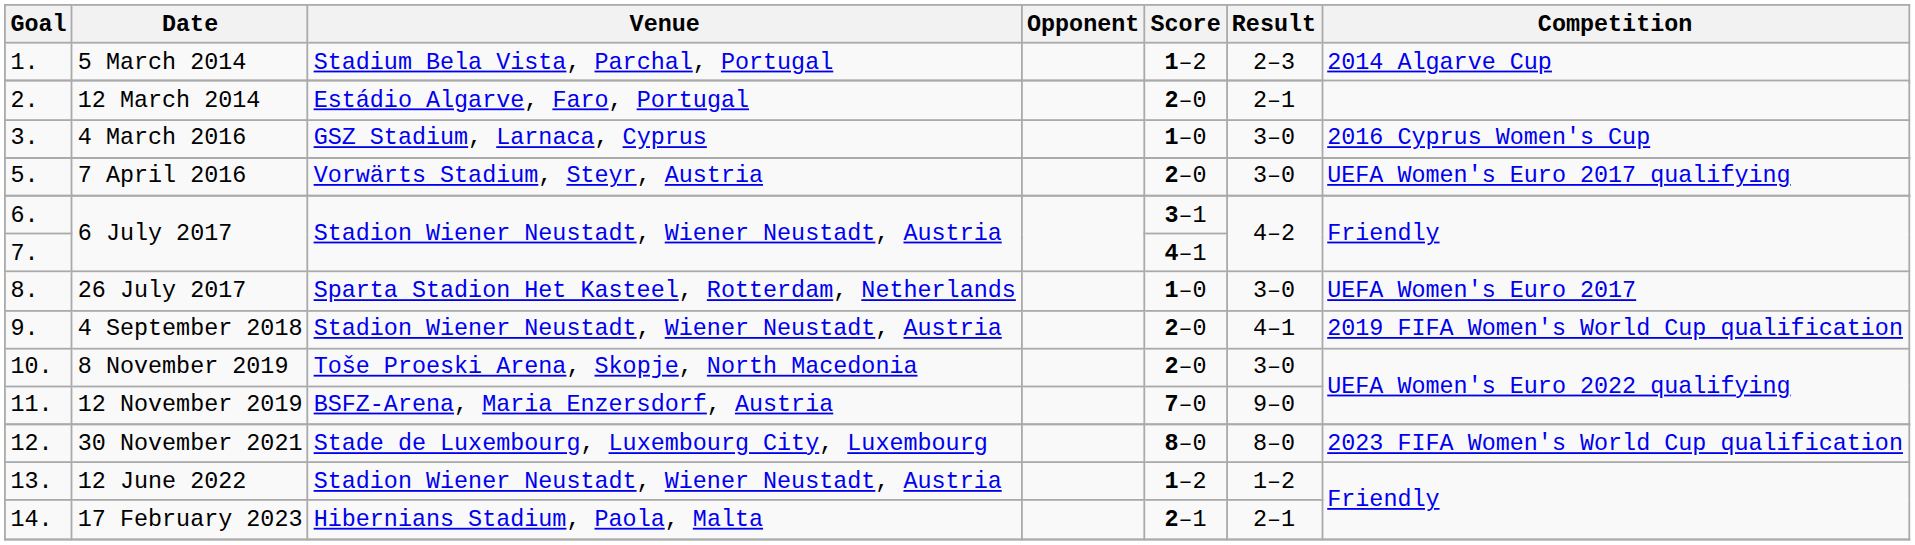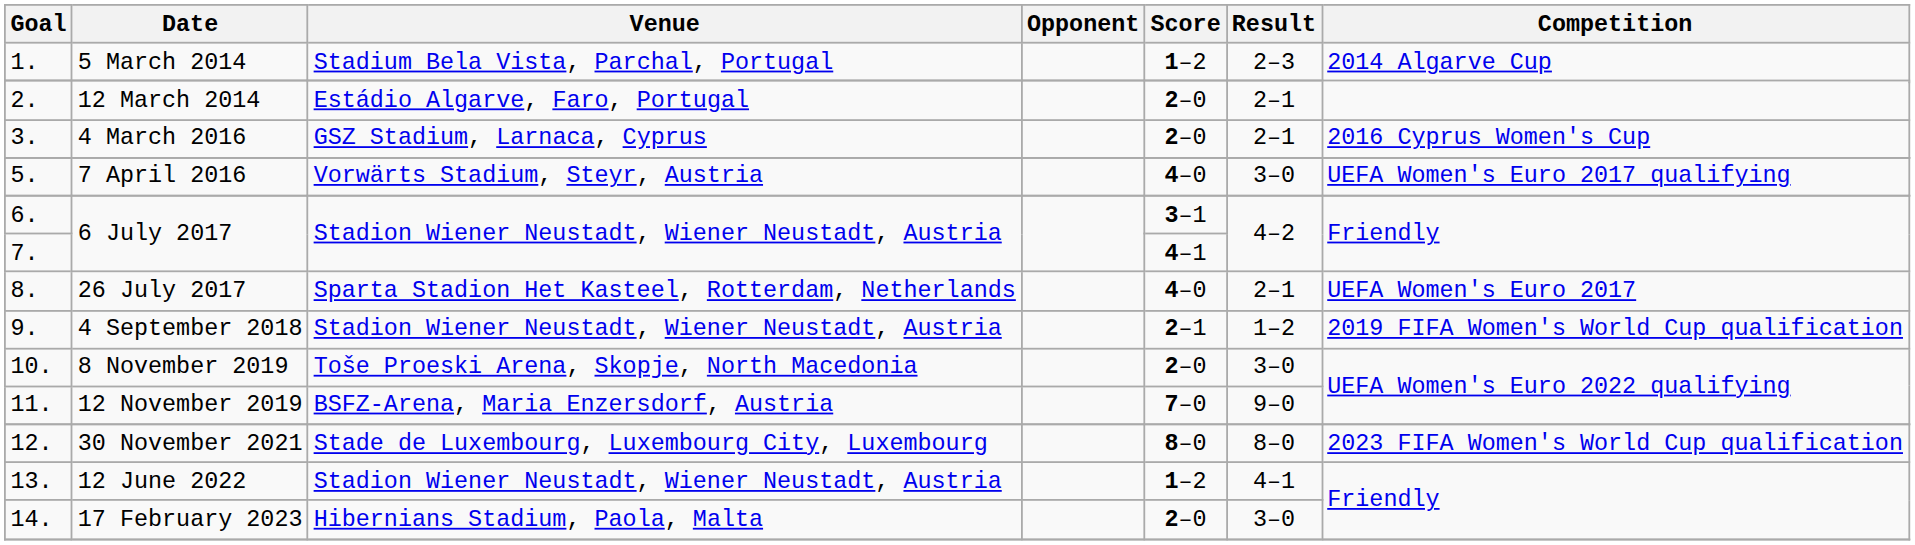(1186, 138) 1–0 -> (1186, 138) 2–0
(1274, 138) 3–0 -> (1274, 138) 2–1
(1186, 177) 2–0 -> (1186, 177) 4–0
(1186, 291) 1–0 -> (1186, 291) 4–0
(1274, 291) 3–0 -> (1274, 291) 2–1
(1186, 329) 2–0 -> (1186, 329) 2–1
(1274, 329) 4–1 -> (1274, 329) 1–2
(1274, 482) 1–2 -> (1274, 482) 4–1
(1186, 520) 2–1 -> (1186, 520) 2–0
(1274, 520) 2–1 -> (1274, 520) 3–0
